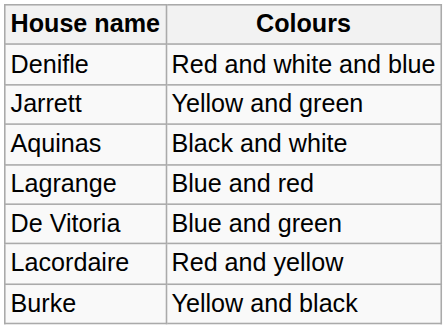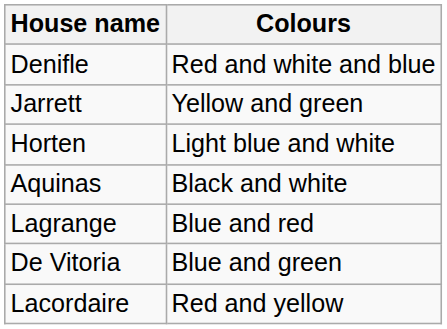+ row: (48, 143)
- row: (43, 303)
